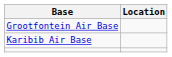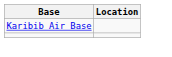- row: (62, 26)
